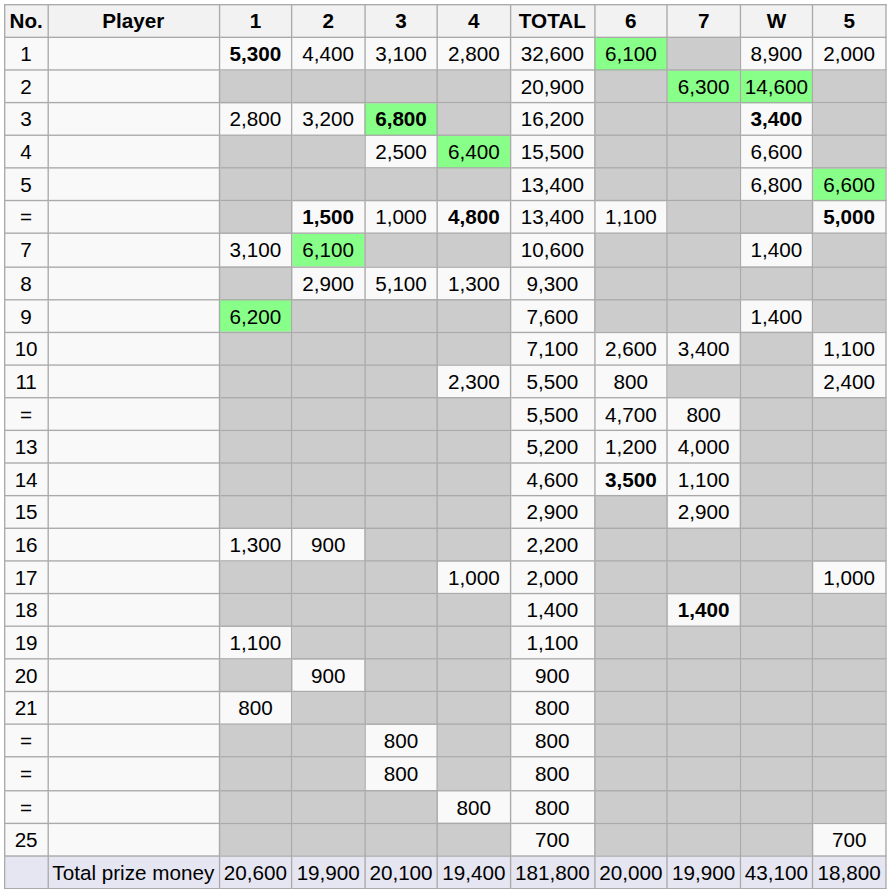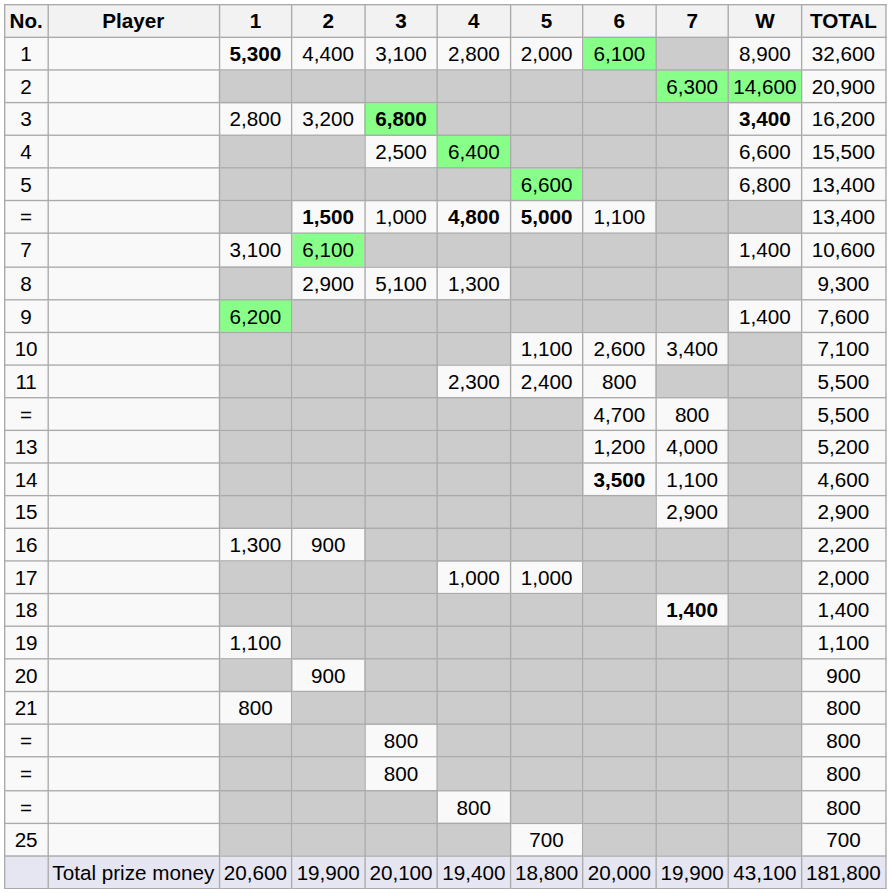columns swapped: (849, 21) <-> (552, 21)
